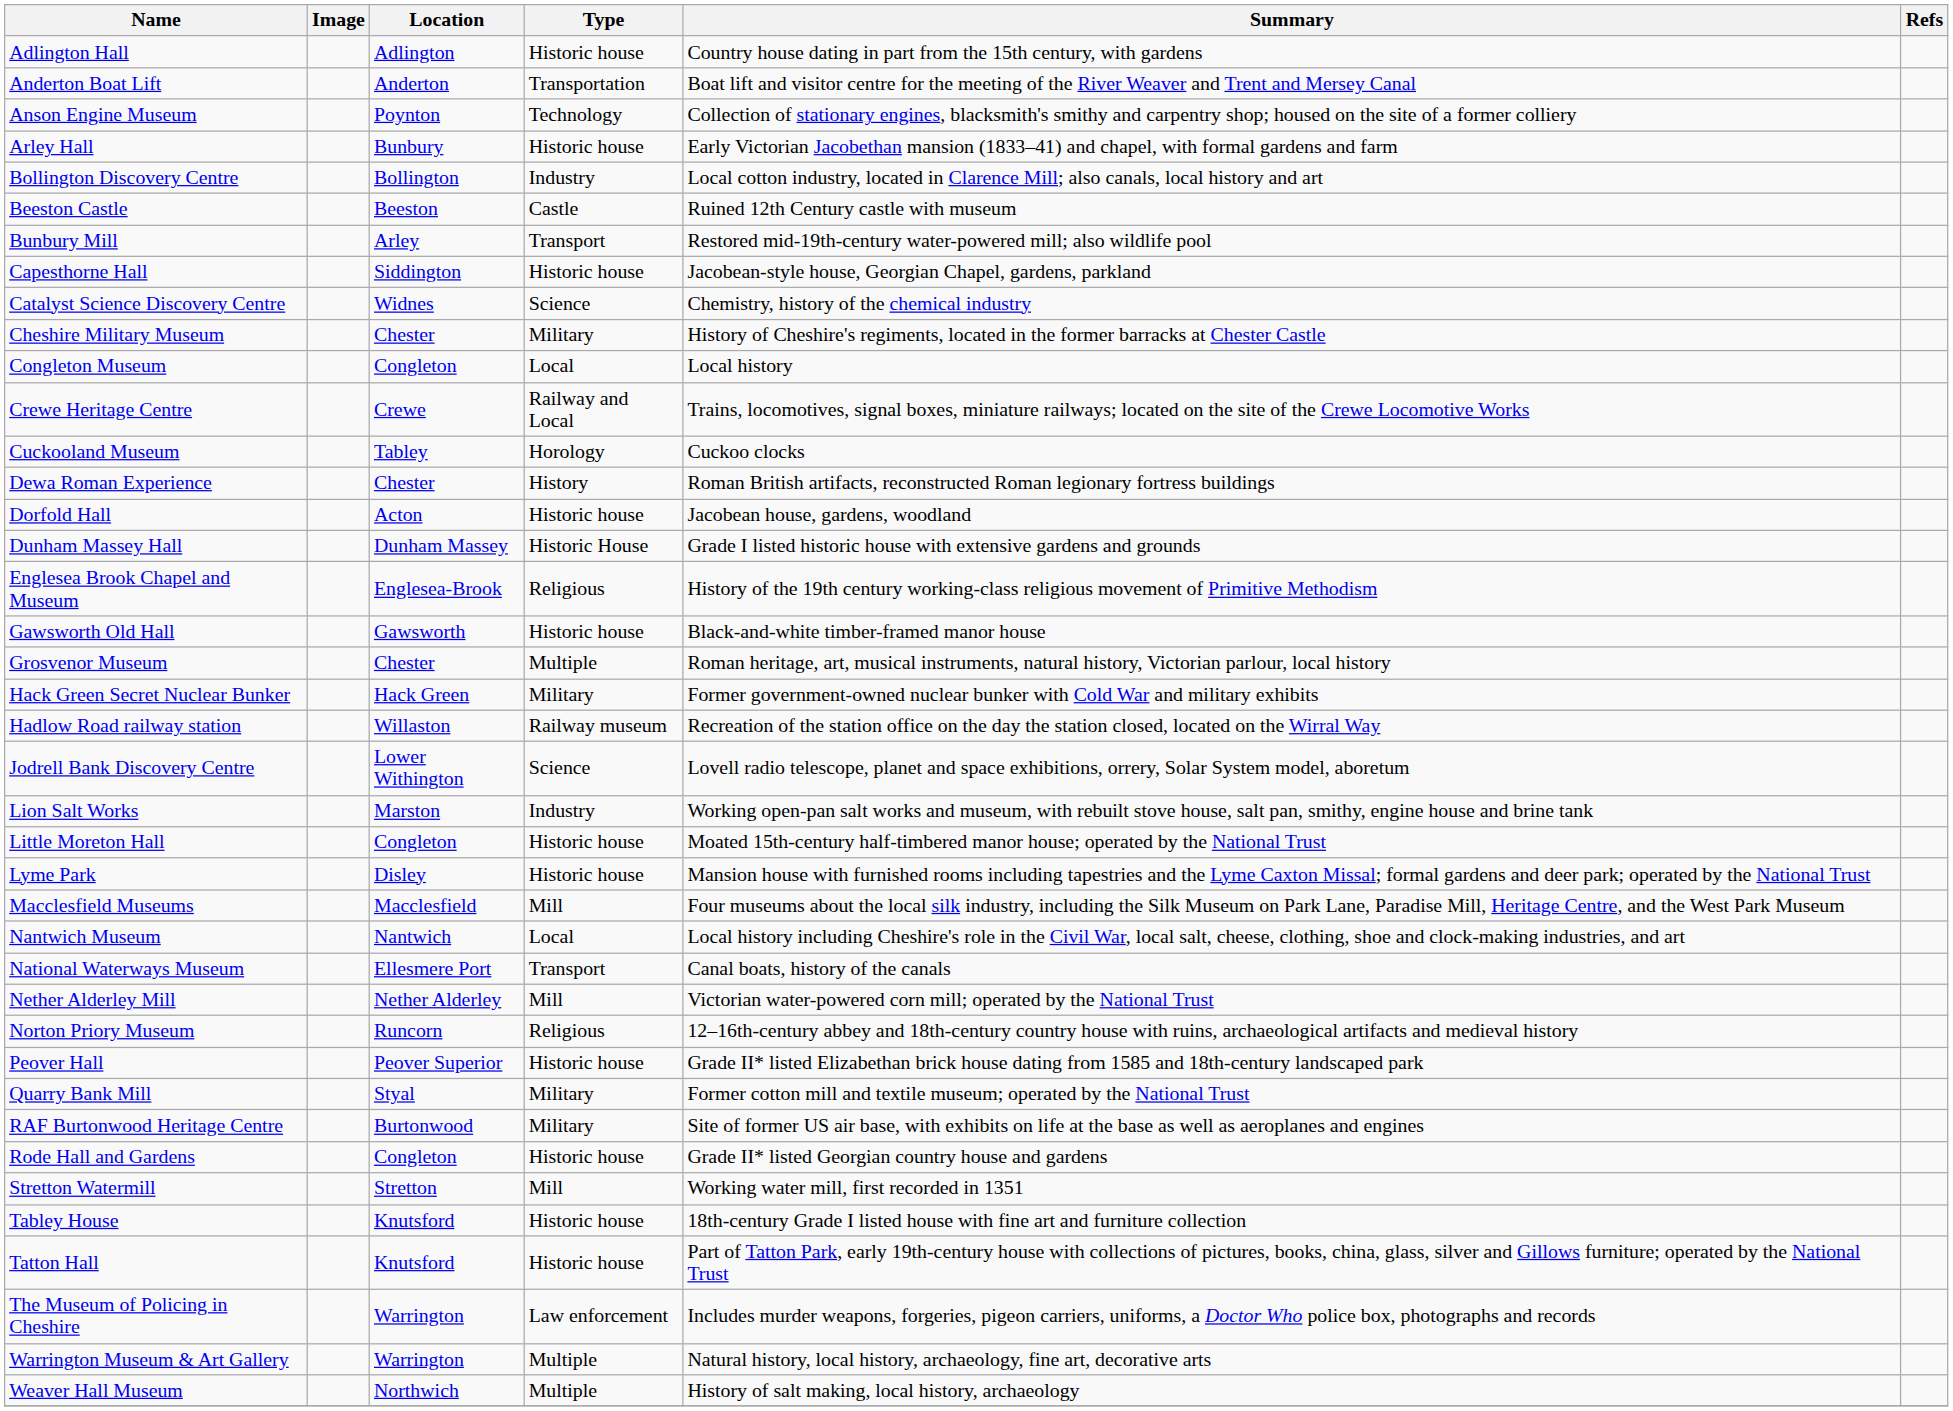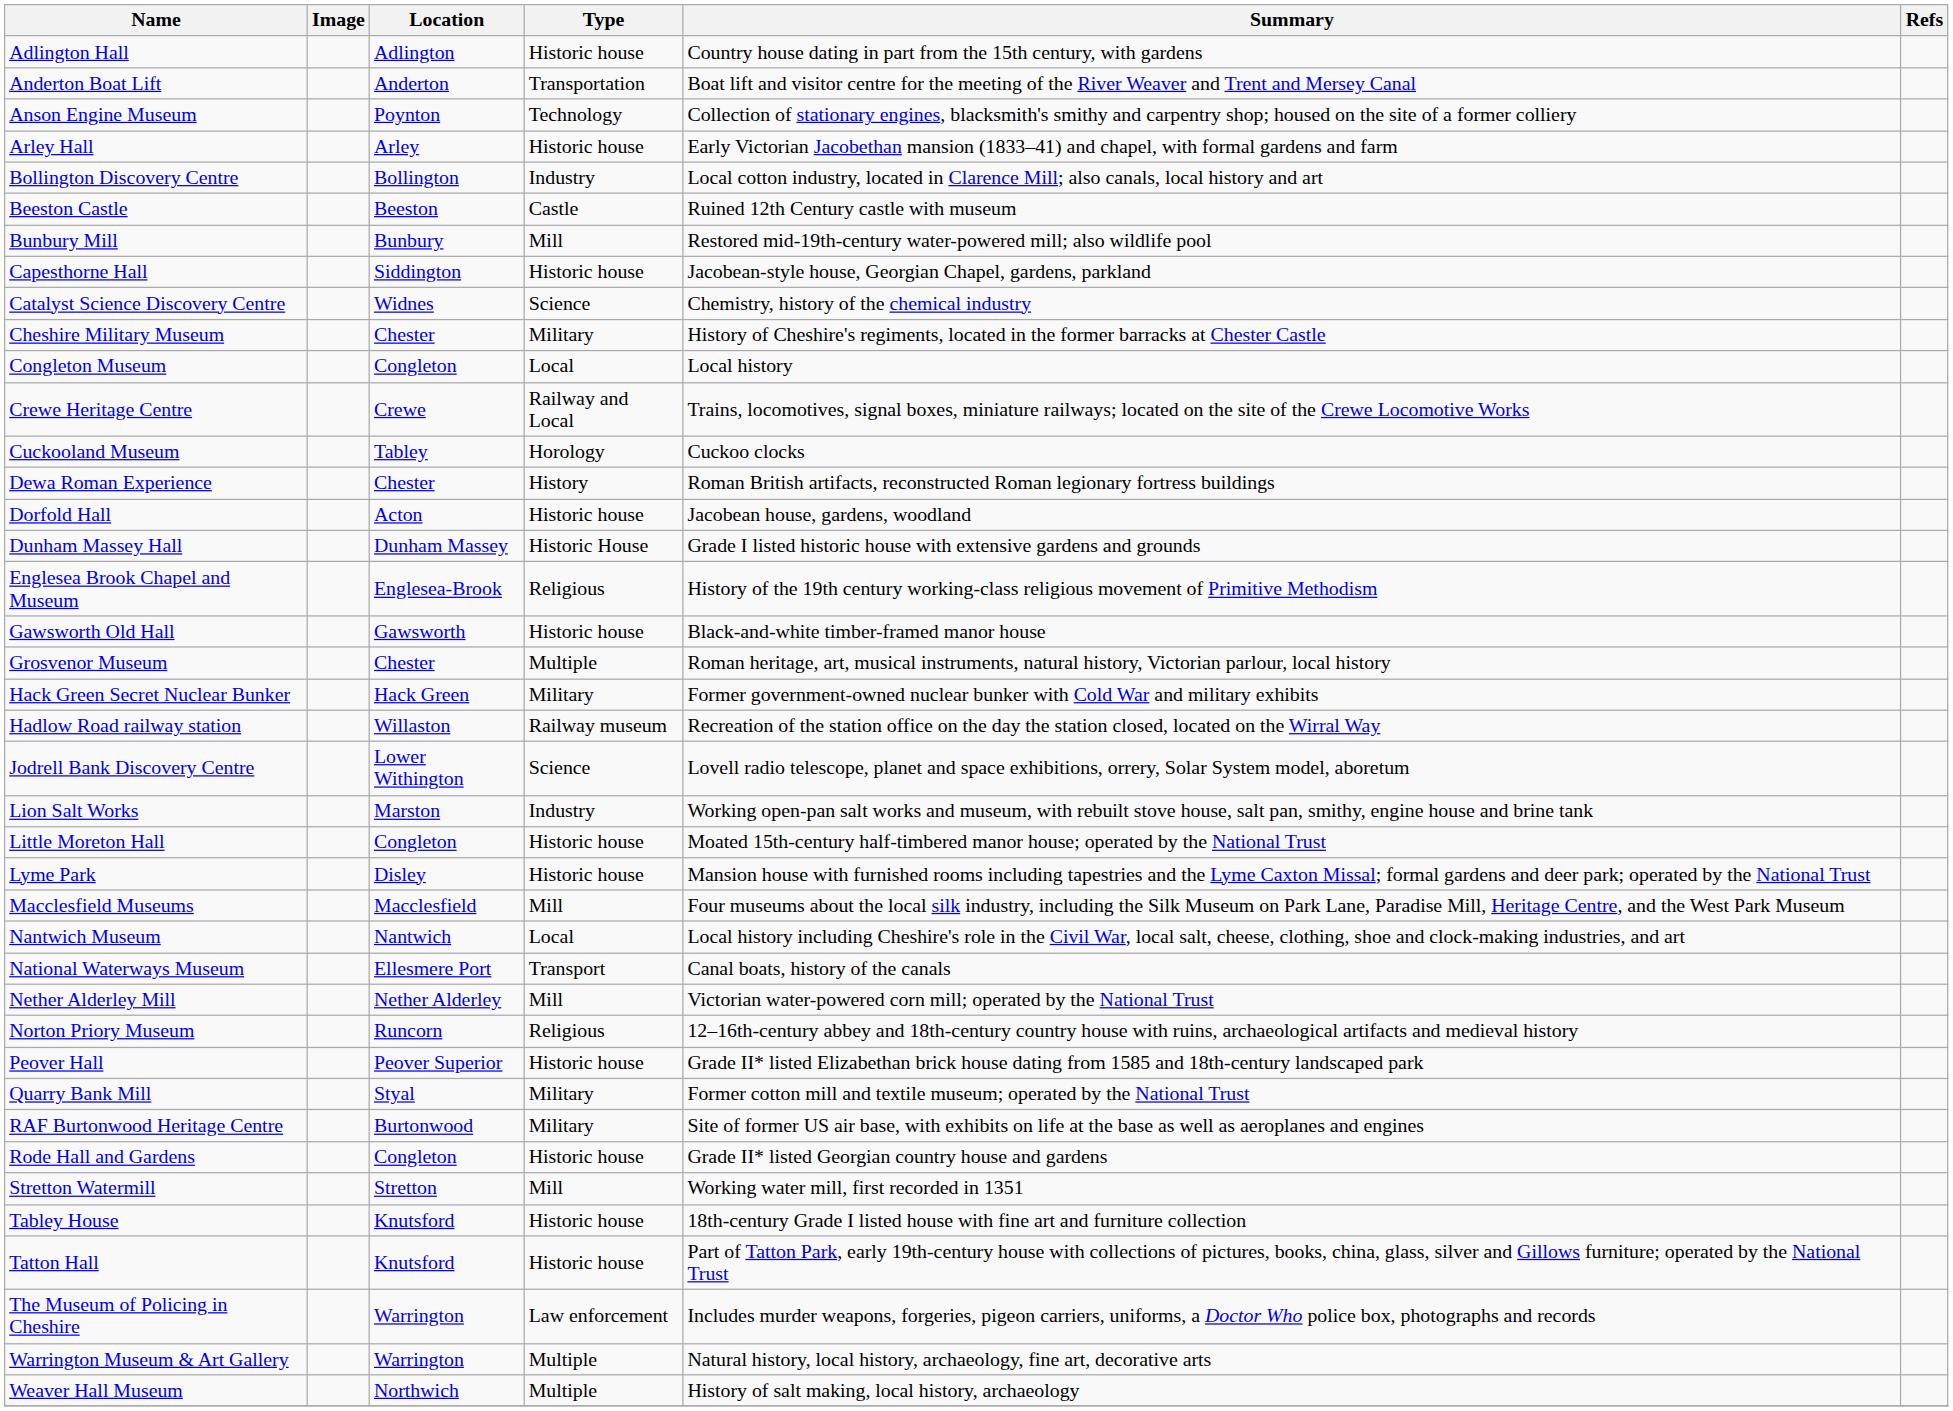(409, 146) Bunbury -> (397, 146) Arley
(397, 240) Arley -> (409, 240) Bunbury
(567, 240) Transport -> (546, 240) Mill
